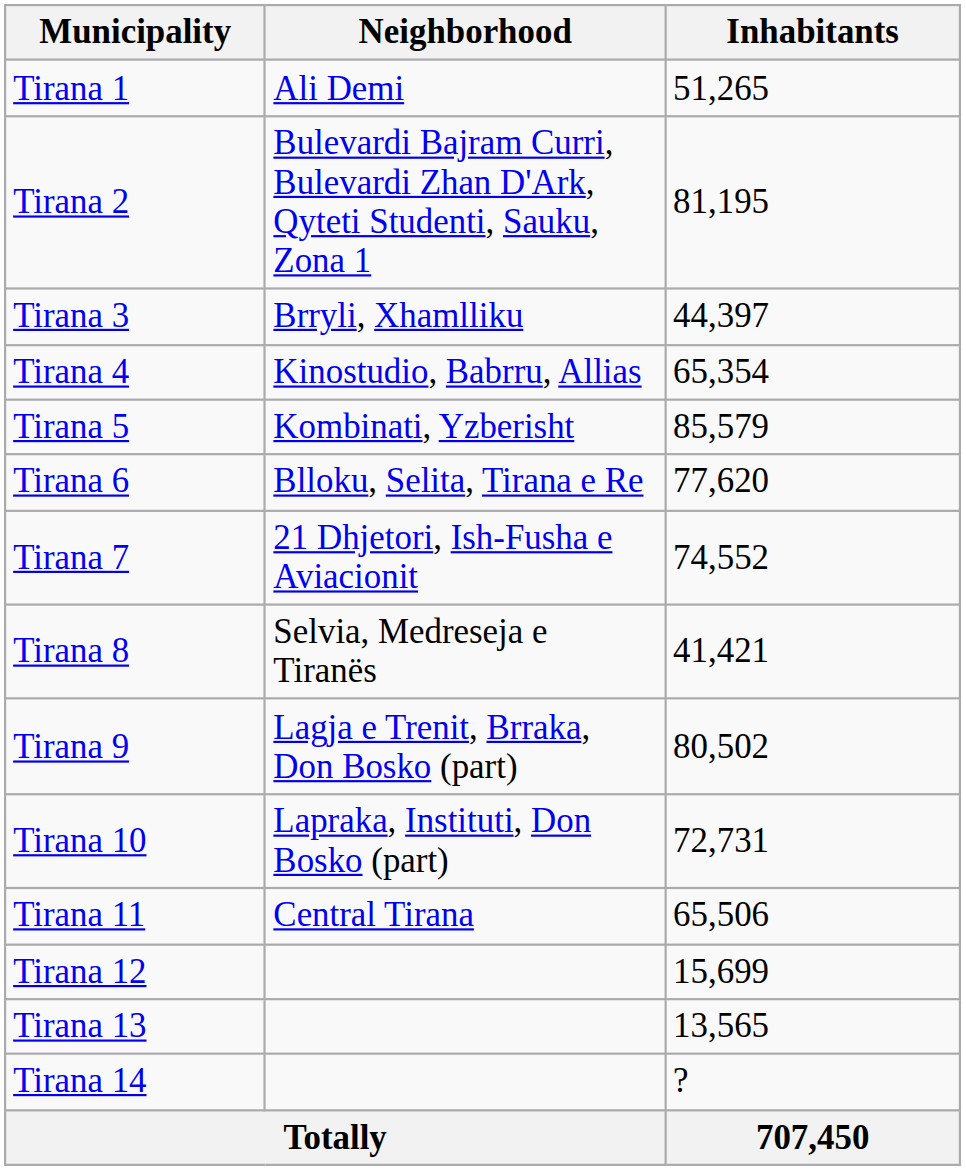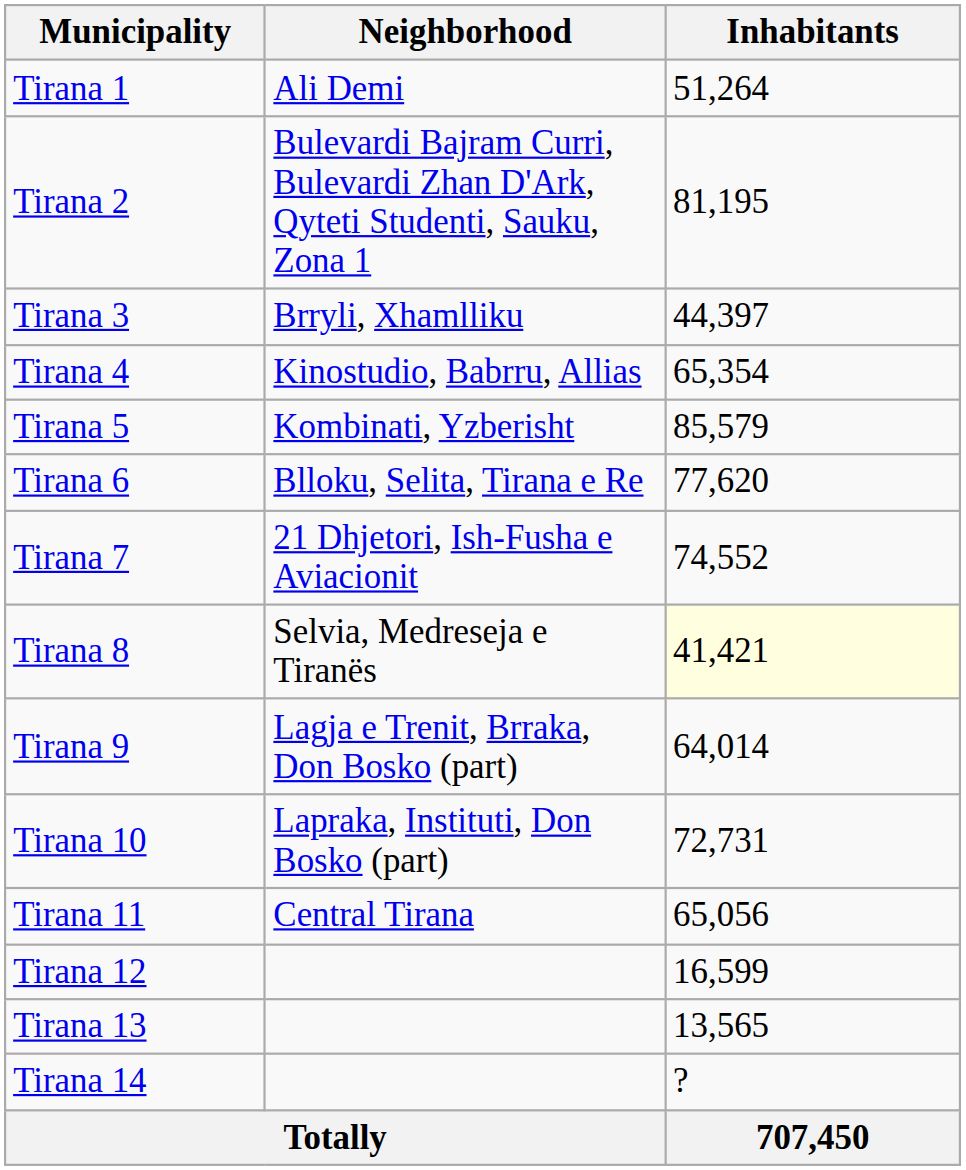(721, 87) 51,265 -> (721, 87) 51,264
(721, 651) no background -> (721, 651) lightyellow background
(721, 745) 80,502 -> (721, 745) 64,014
(721, 915) 65,506 -> (721, 915) 65,056
(721, 970) 15,699 -> (721, 970) 16,599
